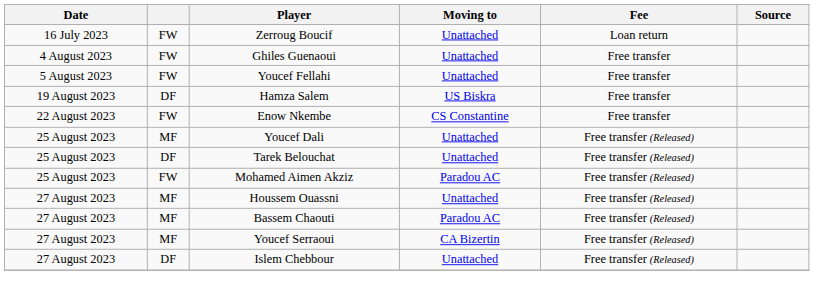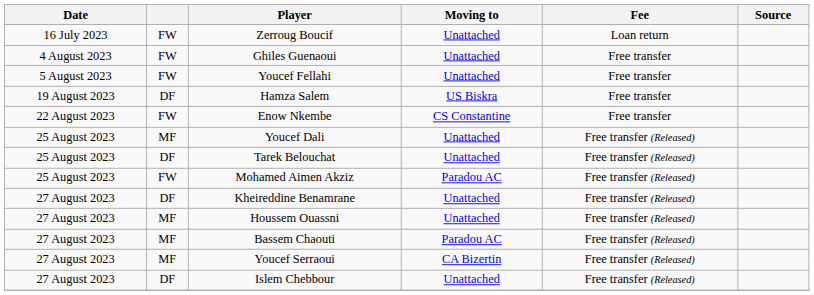+ row: (295, 198)
